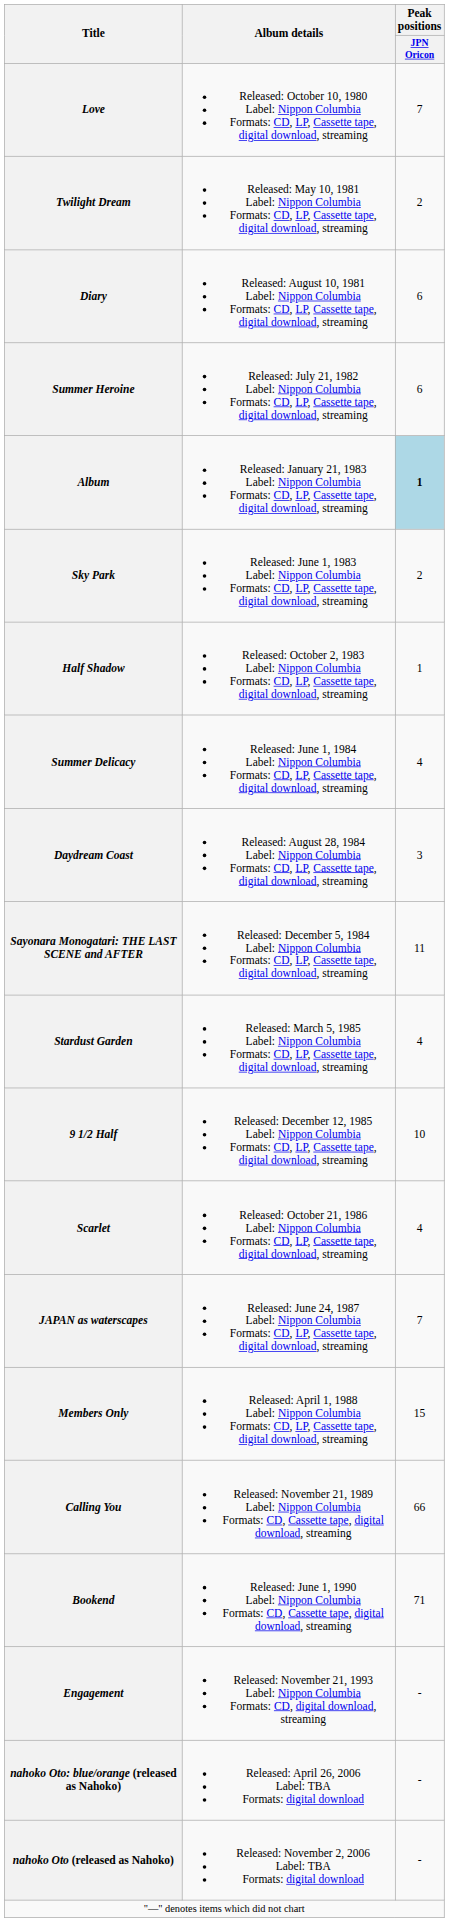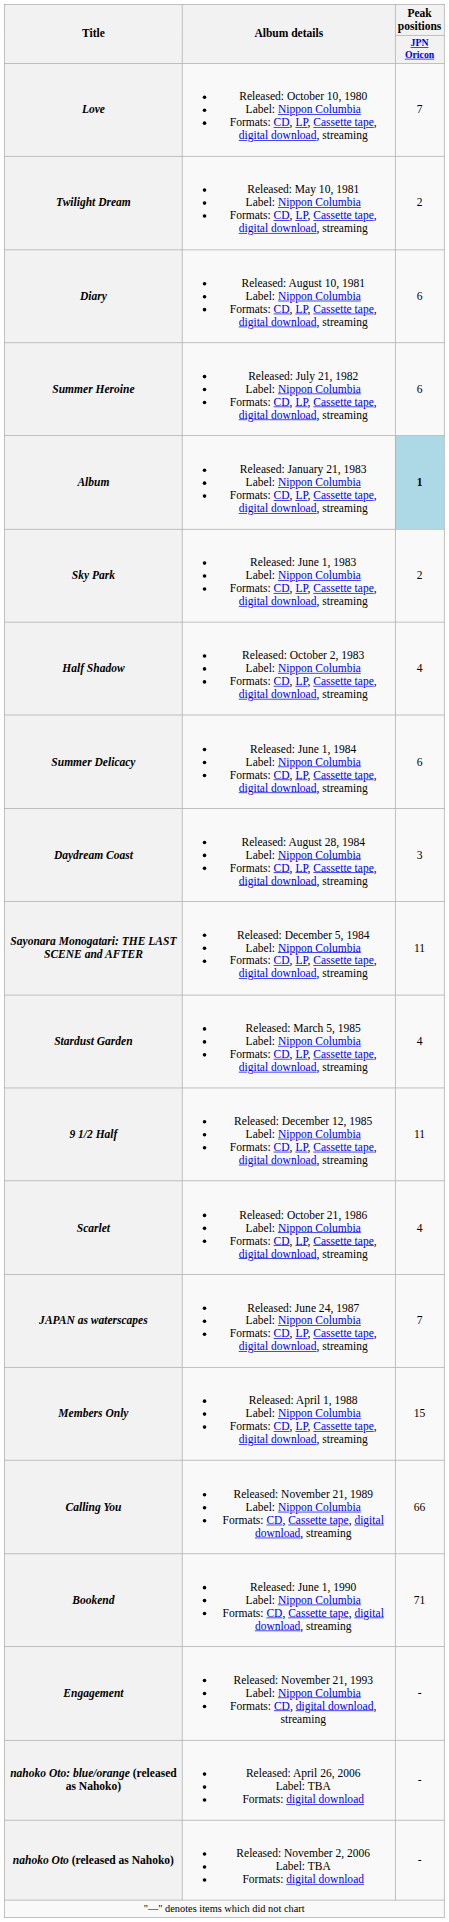(420, 668) 1 -> (420, 668) 4
(420, 762) 4 -> (420, 762) 6
(420, 1134) 10 -> (420, 1134) 11
